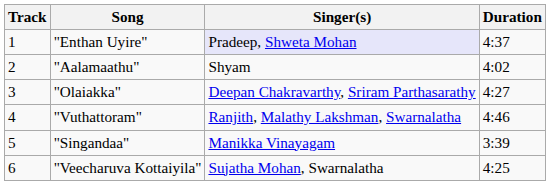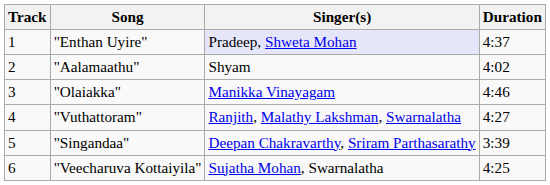(342, 92) Deepan Chakravarthy, Sriram Parthasarathy -> (272, 92) Manikka Vinayagam
(496, 92) 4:27 -> (496, 92) 4:46
(496, 117) 4:46 -> (496, 117) 4:27
(272, 142) Manikka Vinayagam -> (342, 142) Deepan Chakravarthy, Sriram Parthasarathy
